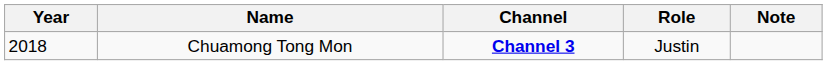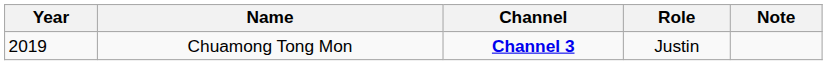(28, 45) 2018 -> (28, 45) 2019
